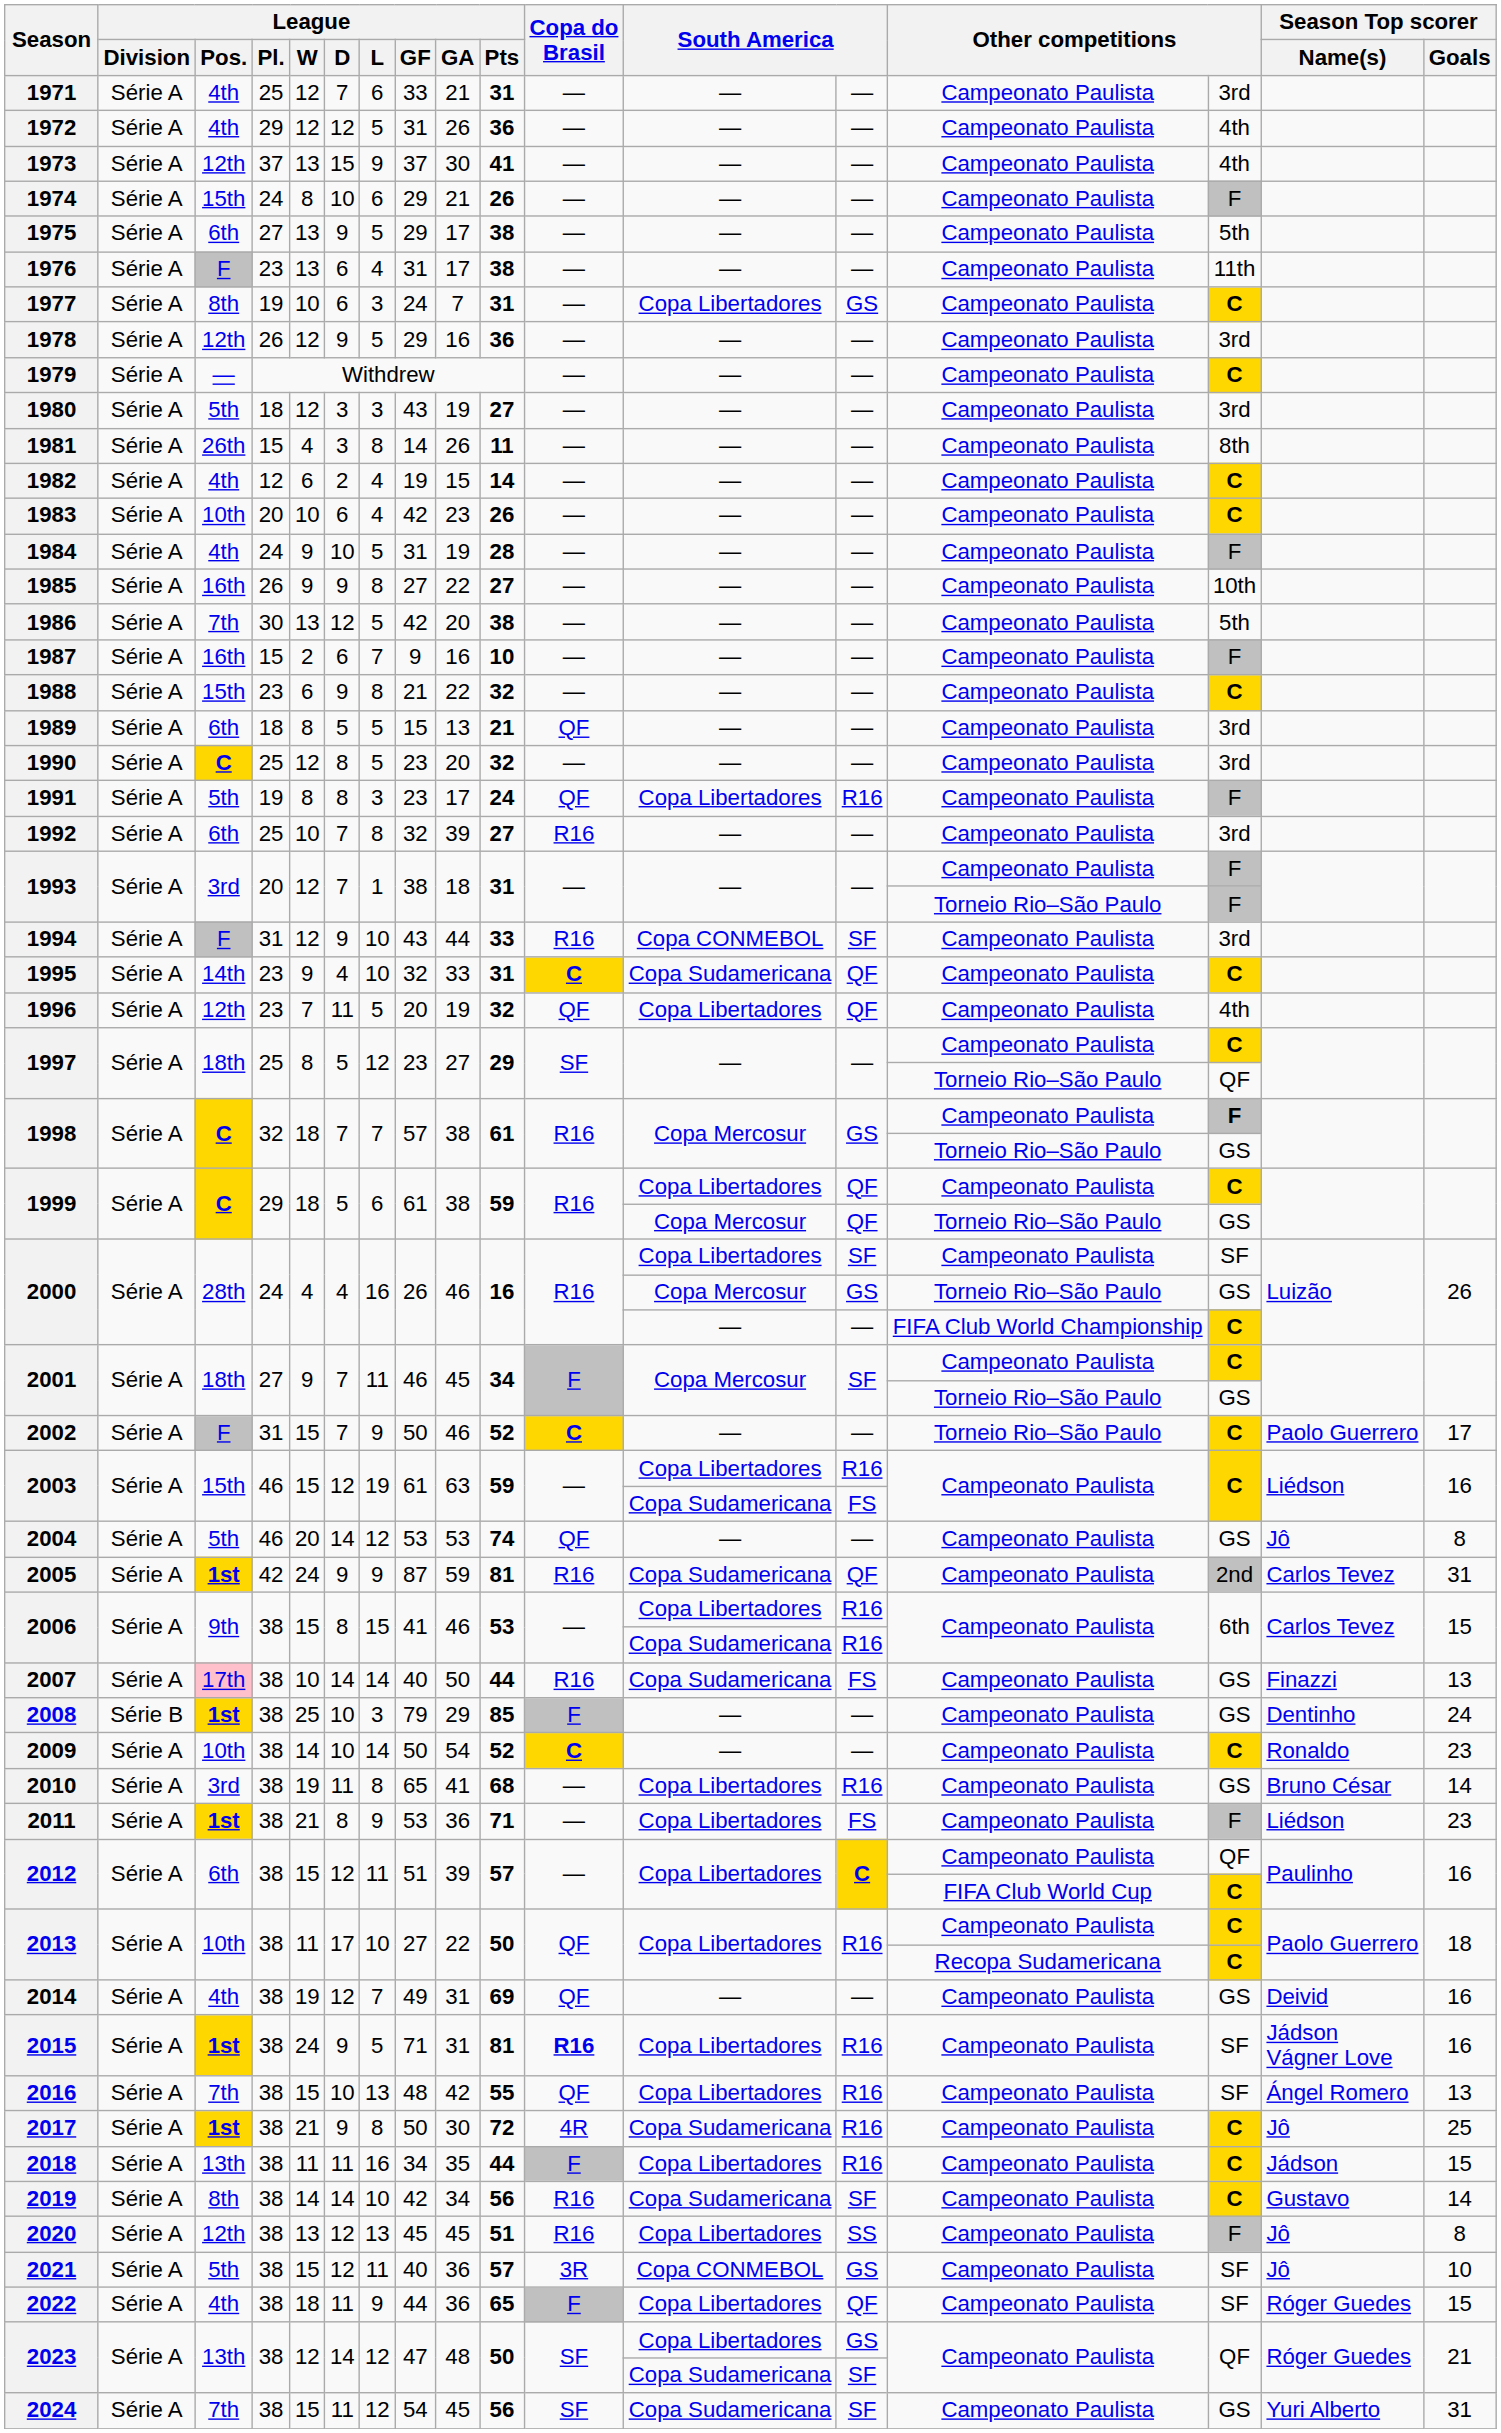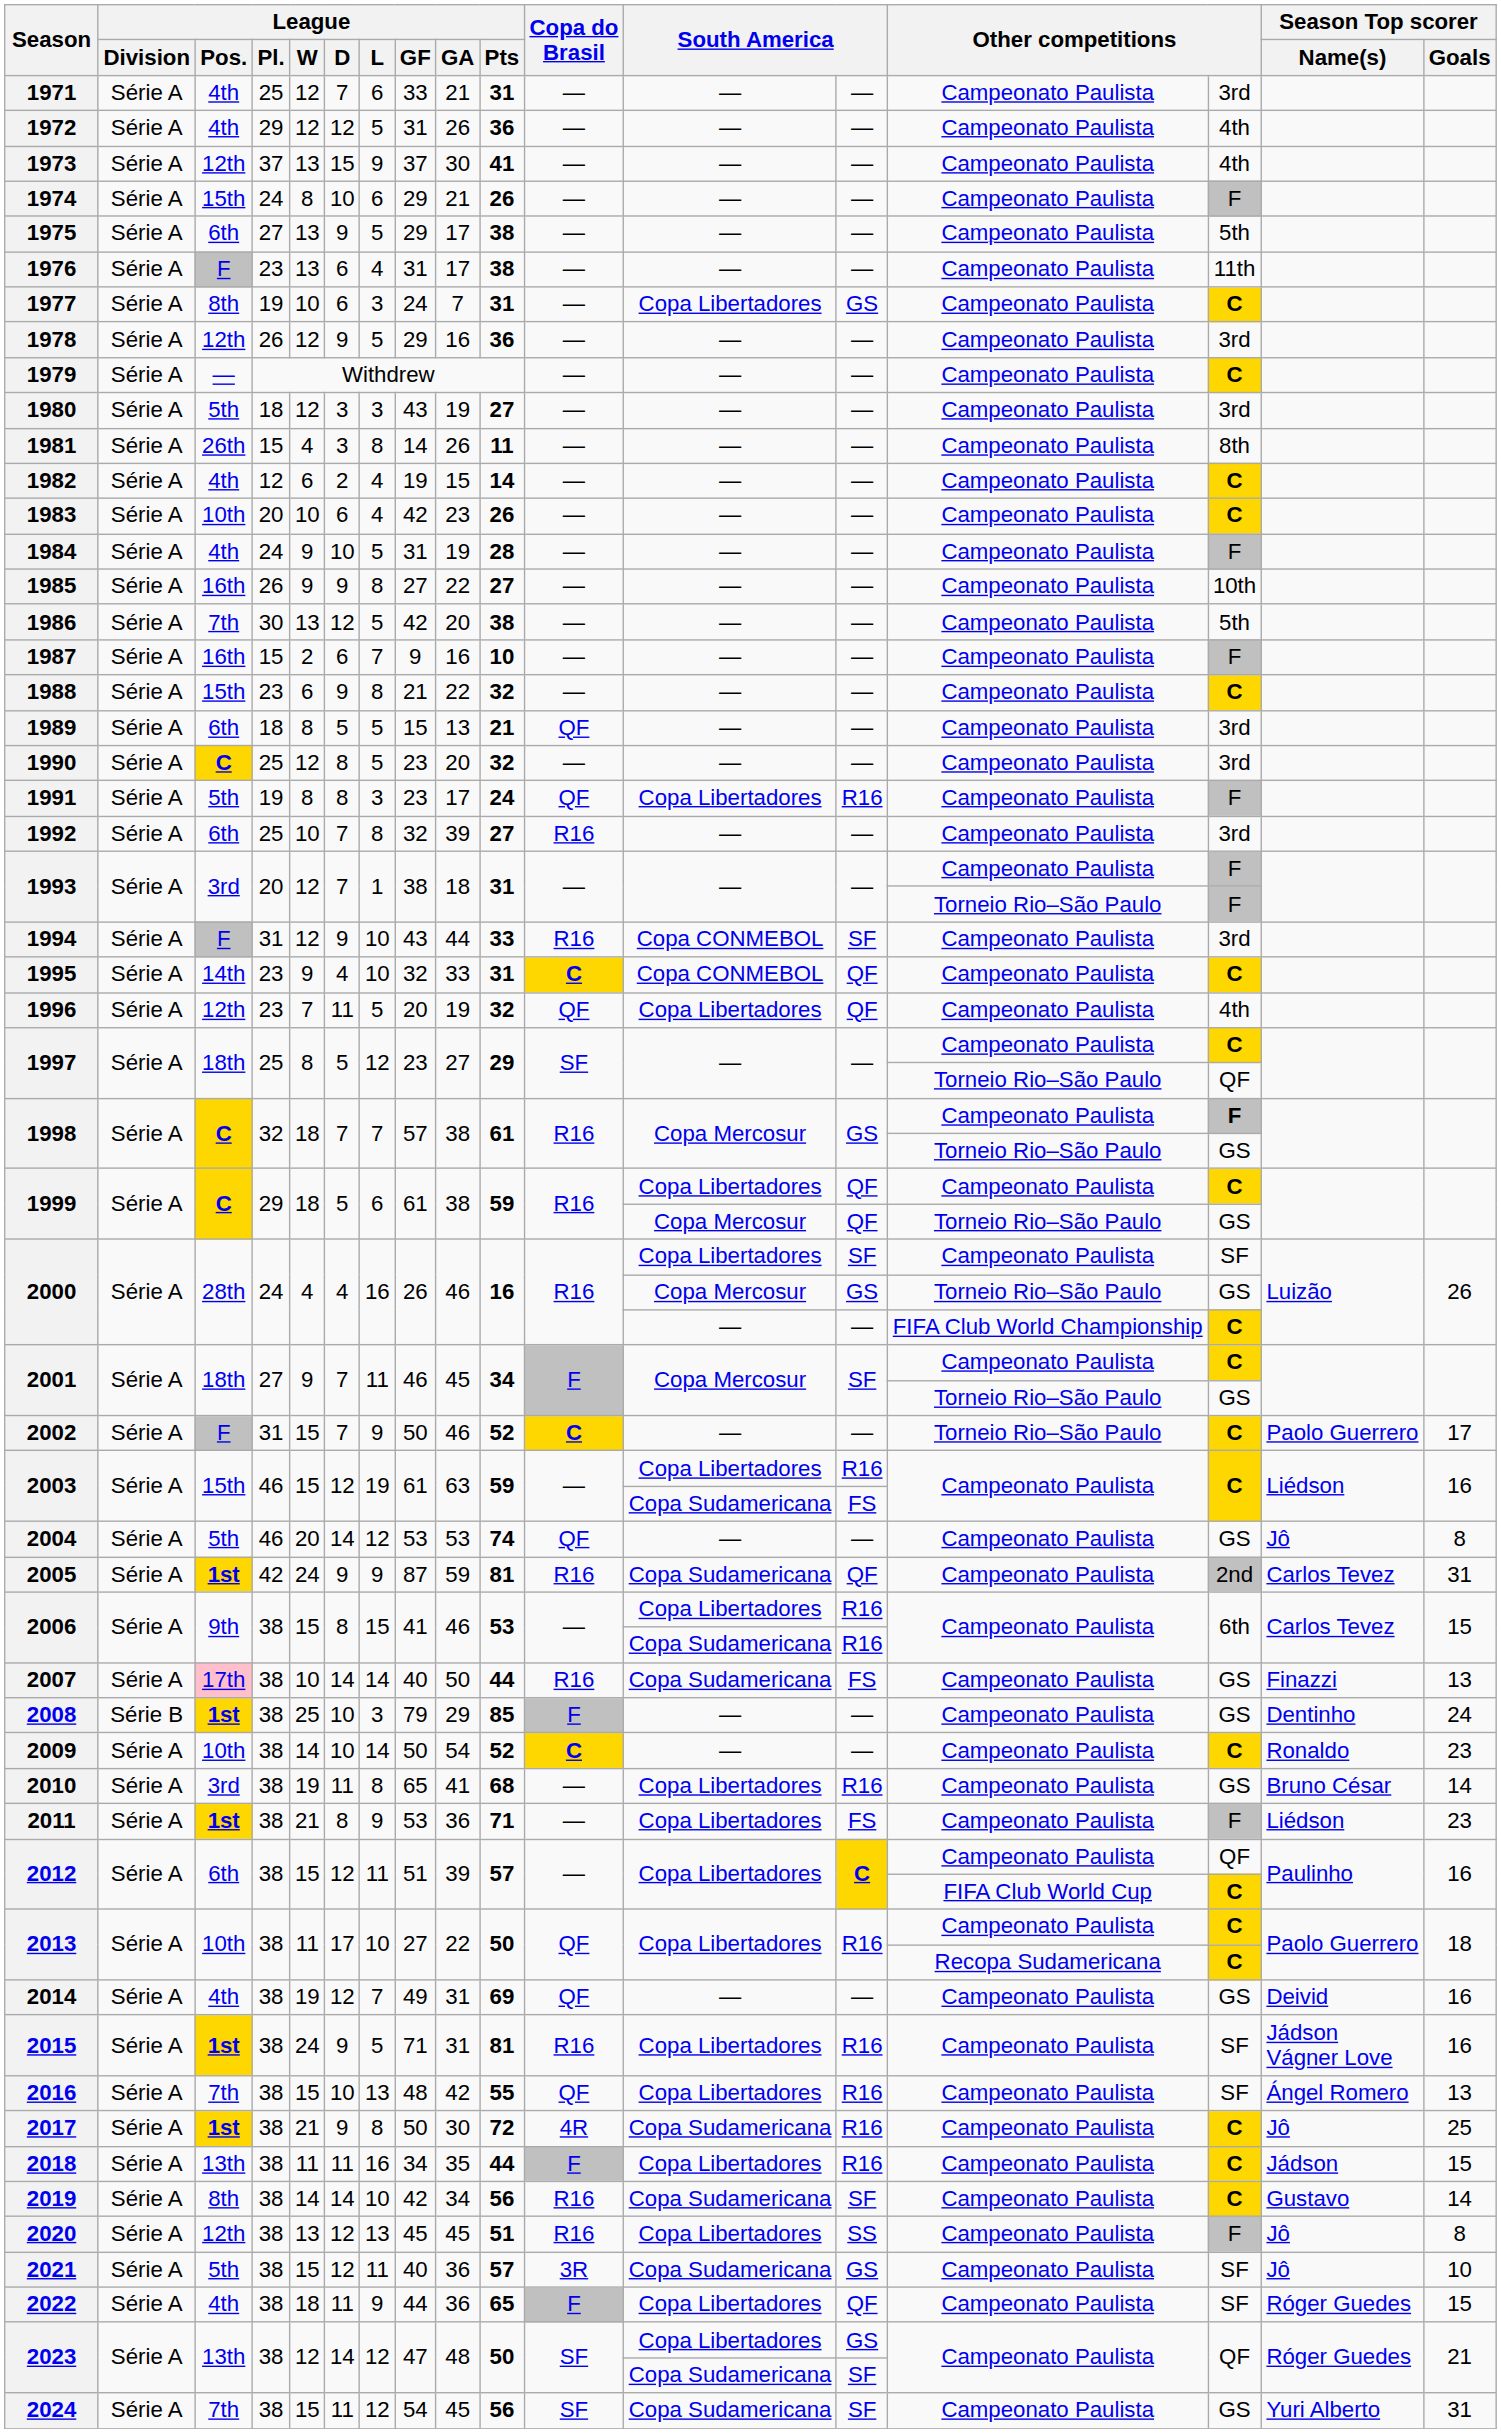(730, 974) Copa Sudamericana -> (730, 974) Copa CONMEBOL
(574, 2045) bold -> (574, 2045) normal
(730, 2269) Copa CONMEBOL -> (730, 2269) Copa Sudamericana
